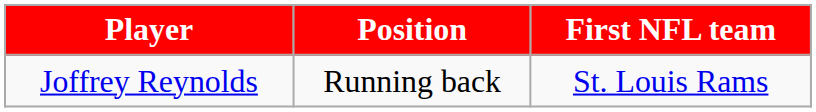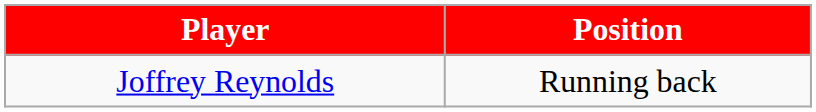- column: (671, 29)
